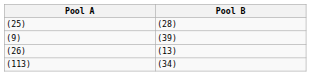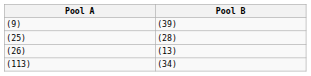rows swapped: (16, 24) <-> (14, 38)
